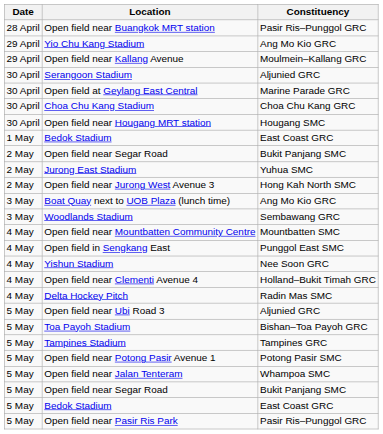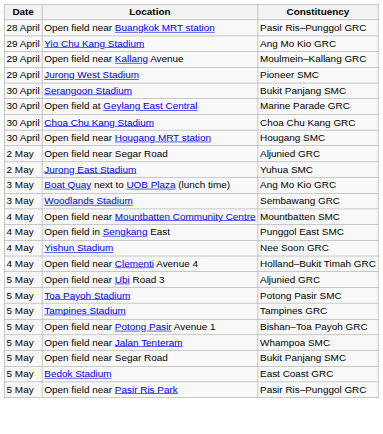+ row: (23, 75)
(290, 75) Aljunied GRC -> (303, 91) Bukit Panjang SMC
- row: (20, 138)
(303, 153) Bukit Panjang SMC -> (290, 153) Aljunied GRC
- row: (20, 185)
- row: (20, 295)
(314, 327) Bishan–Toa Payoh GRC -> (301, 295) Potong Pasir SMC
(301, 358) Potong Pasir SMC -> (314, 327) Bishan–Toa Payoh GRC
